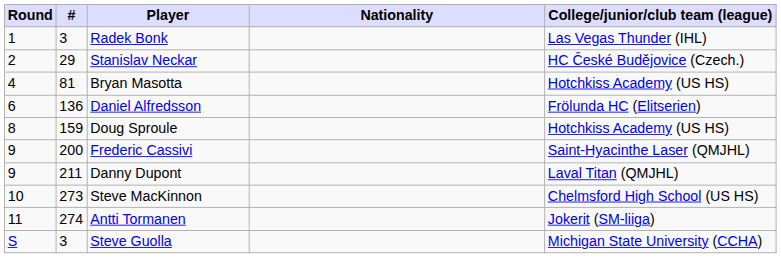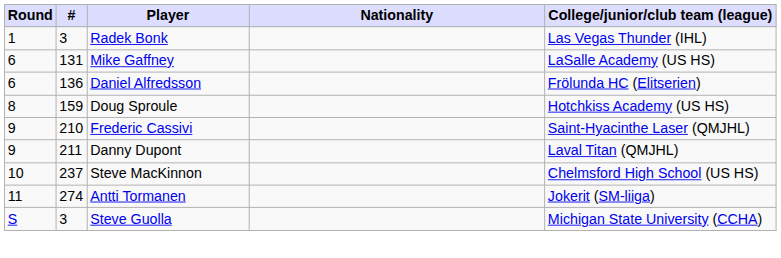- row: (144, 60)
- row: (136, 83)
+ row: (132, 60)
(71, 151) 200 -> (71, 128) 210
(71, 196) 273 -> (71, 173) 237
